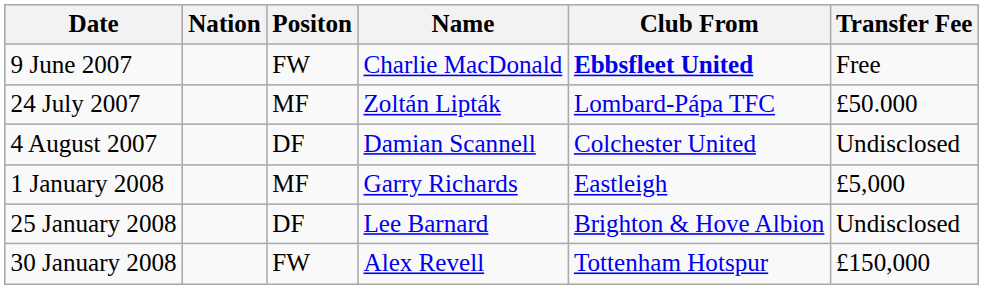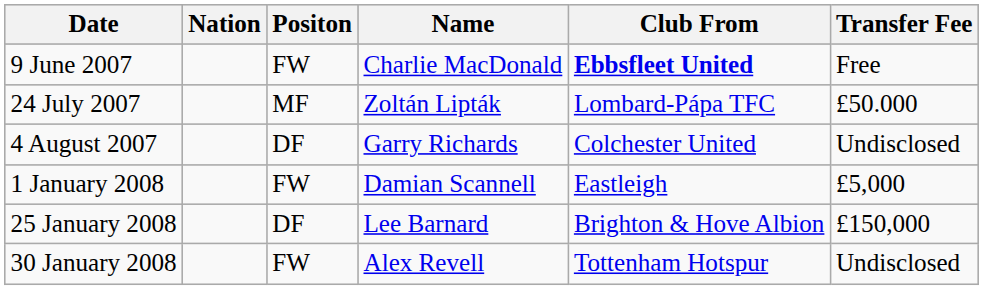(450, 143) Damian Scannell -> (441, 143) Garry Richards
(291, 183) MF -> (291, 183) FW
(441, 183) Garry Richards -> (450, 183) Damian Scannell
(898, 223) Undisclosed -> (883, 223) £150,000
(883, 263) £150,000 -> (898, 263) Undisclosed
